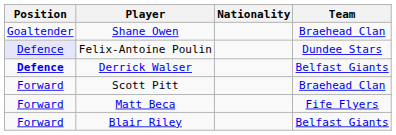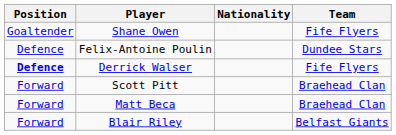(342, 31) Braehead Clan -> (342, 31) Fife Flyers
(40, 49) lavender background -> (40, 49) no background
(342, 67) Belfast Giants -> (342, 67) Fife Flyers
(342, 103) Fife Flyers -> (342, 103) Braehead Clan
